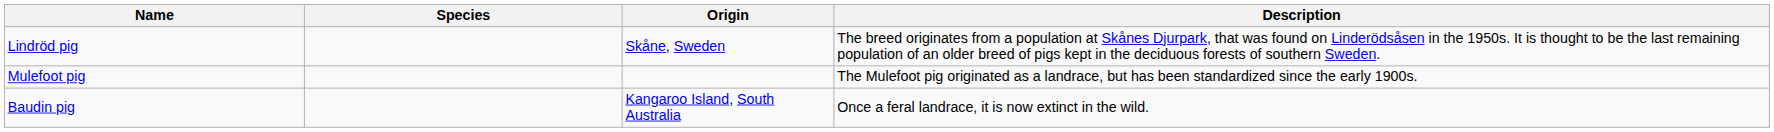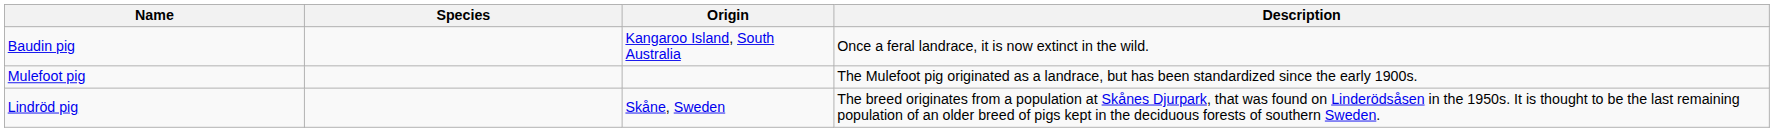rows swapped: (41, 107) <-> (43, 46)
